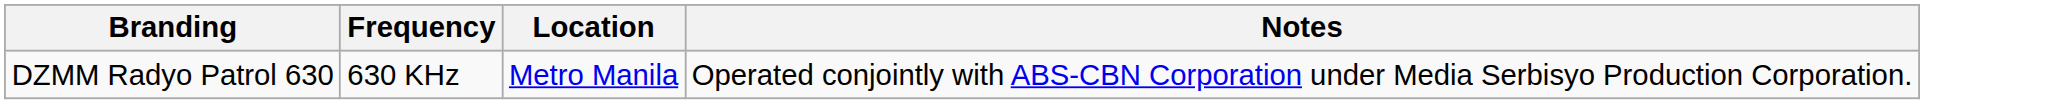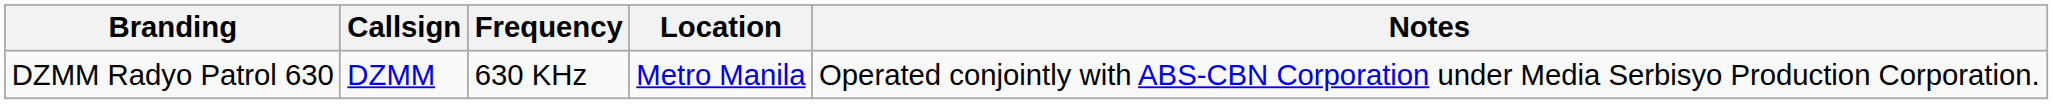+ column: (404, 27)
